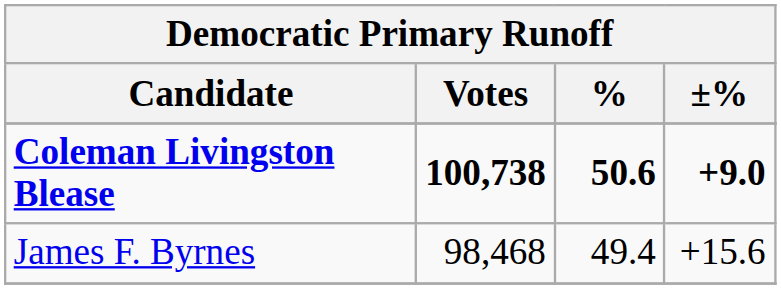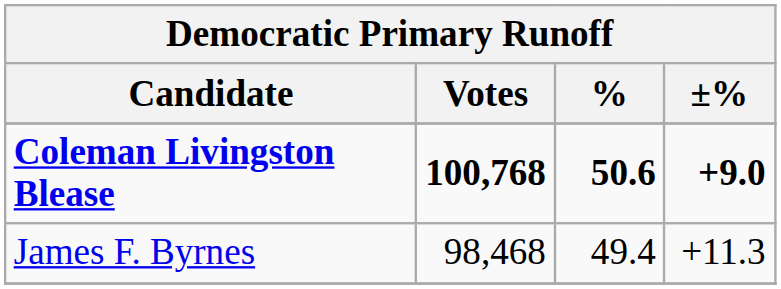(486, 172) 100,738 -> (486, 172) 100,768
(723, 252) +15.6 -> (723, 252) +11.3
